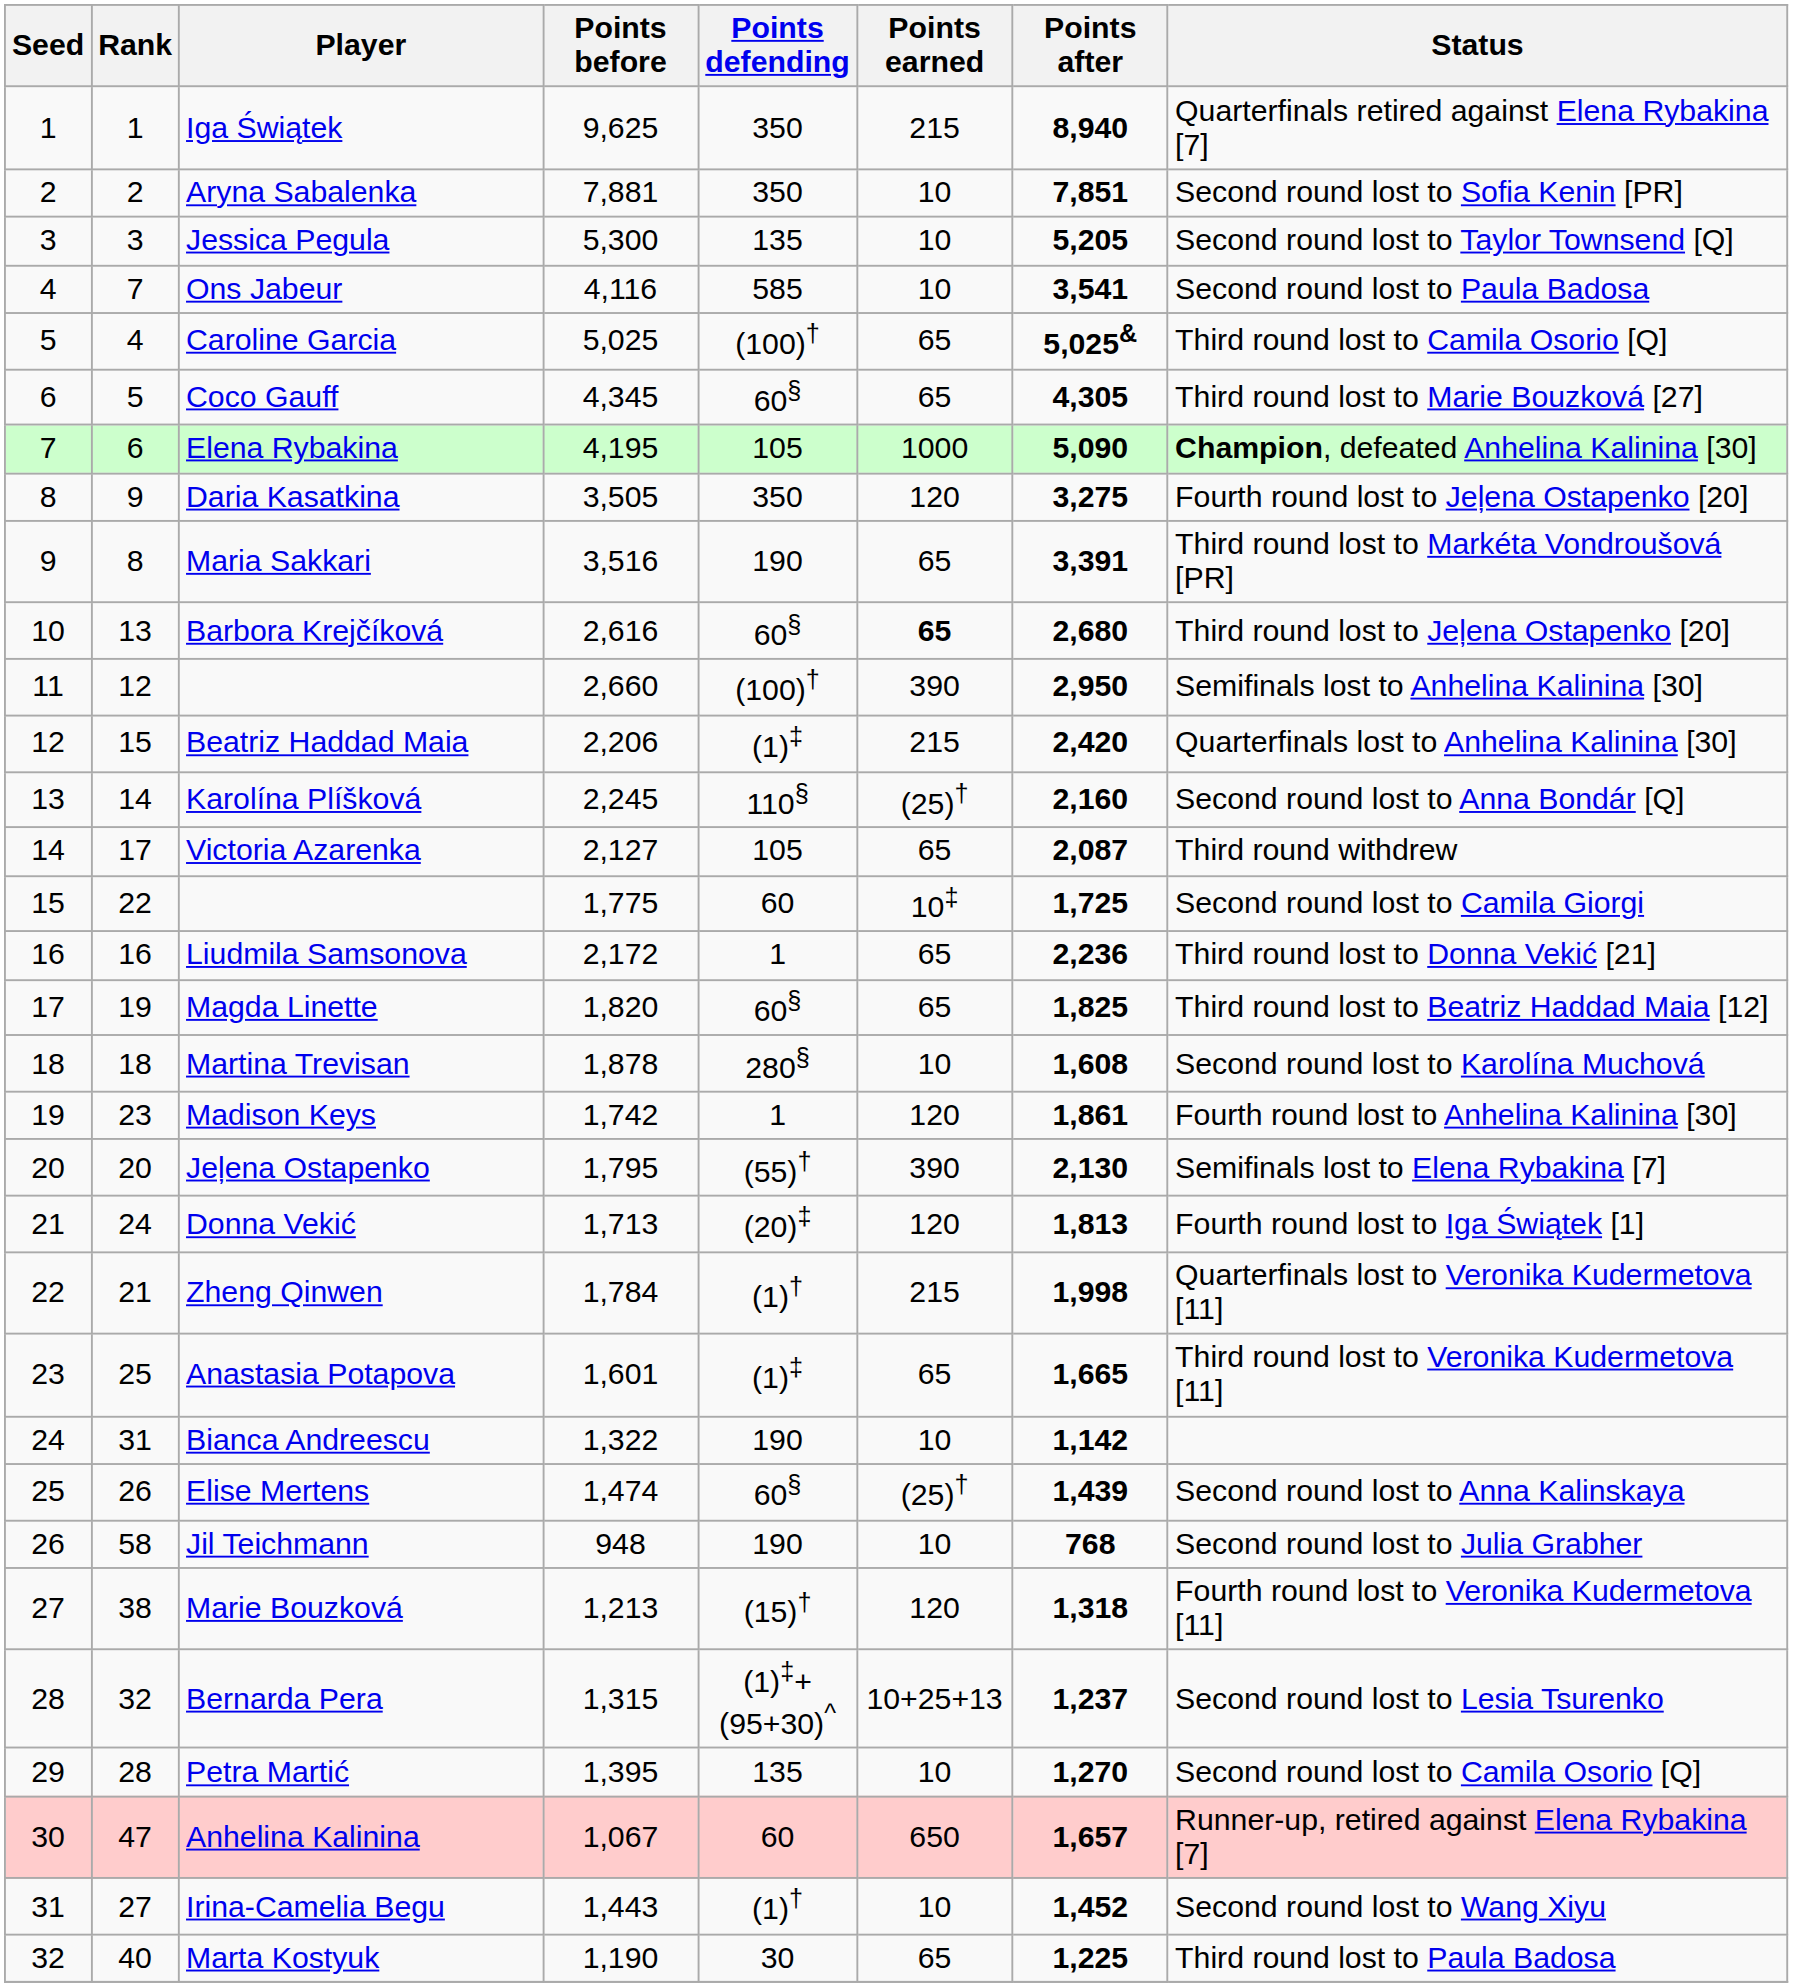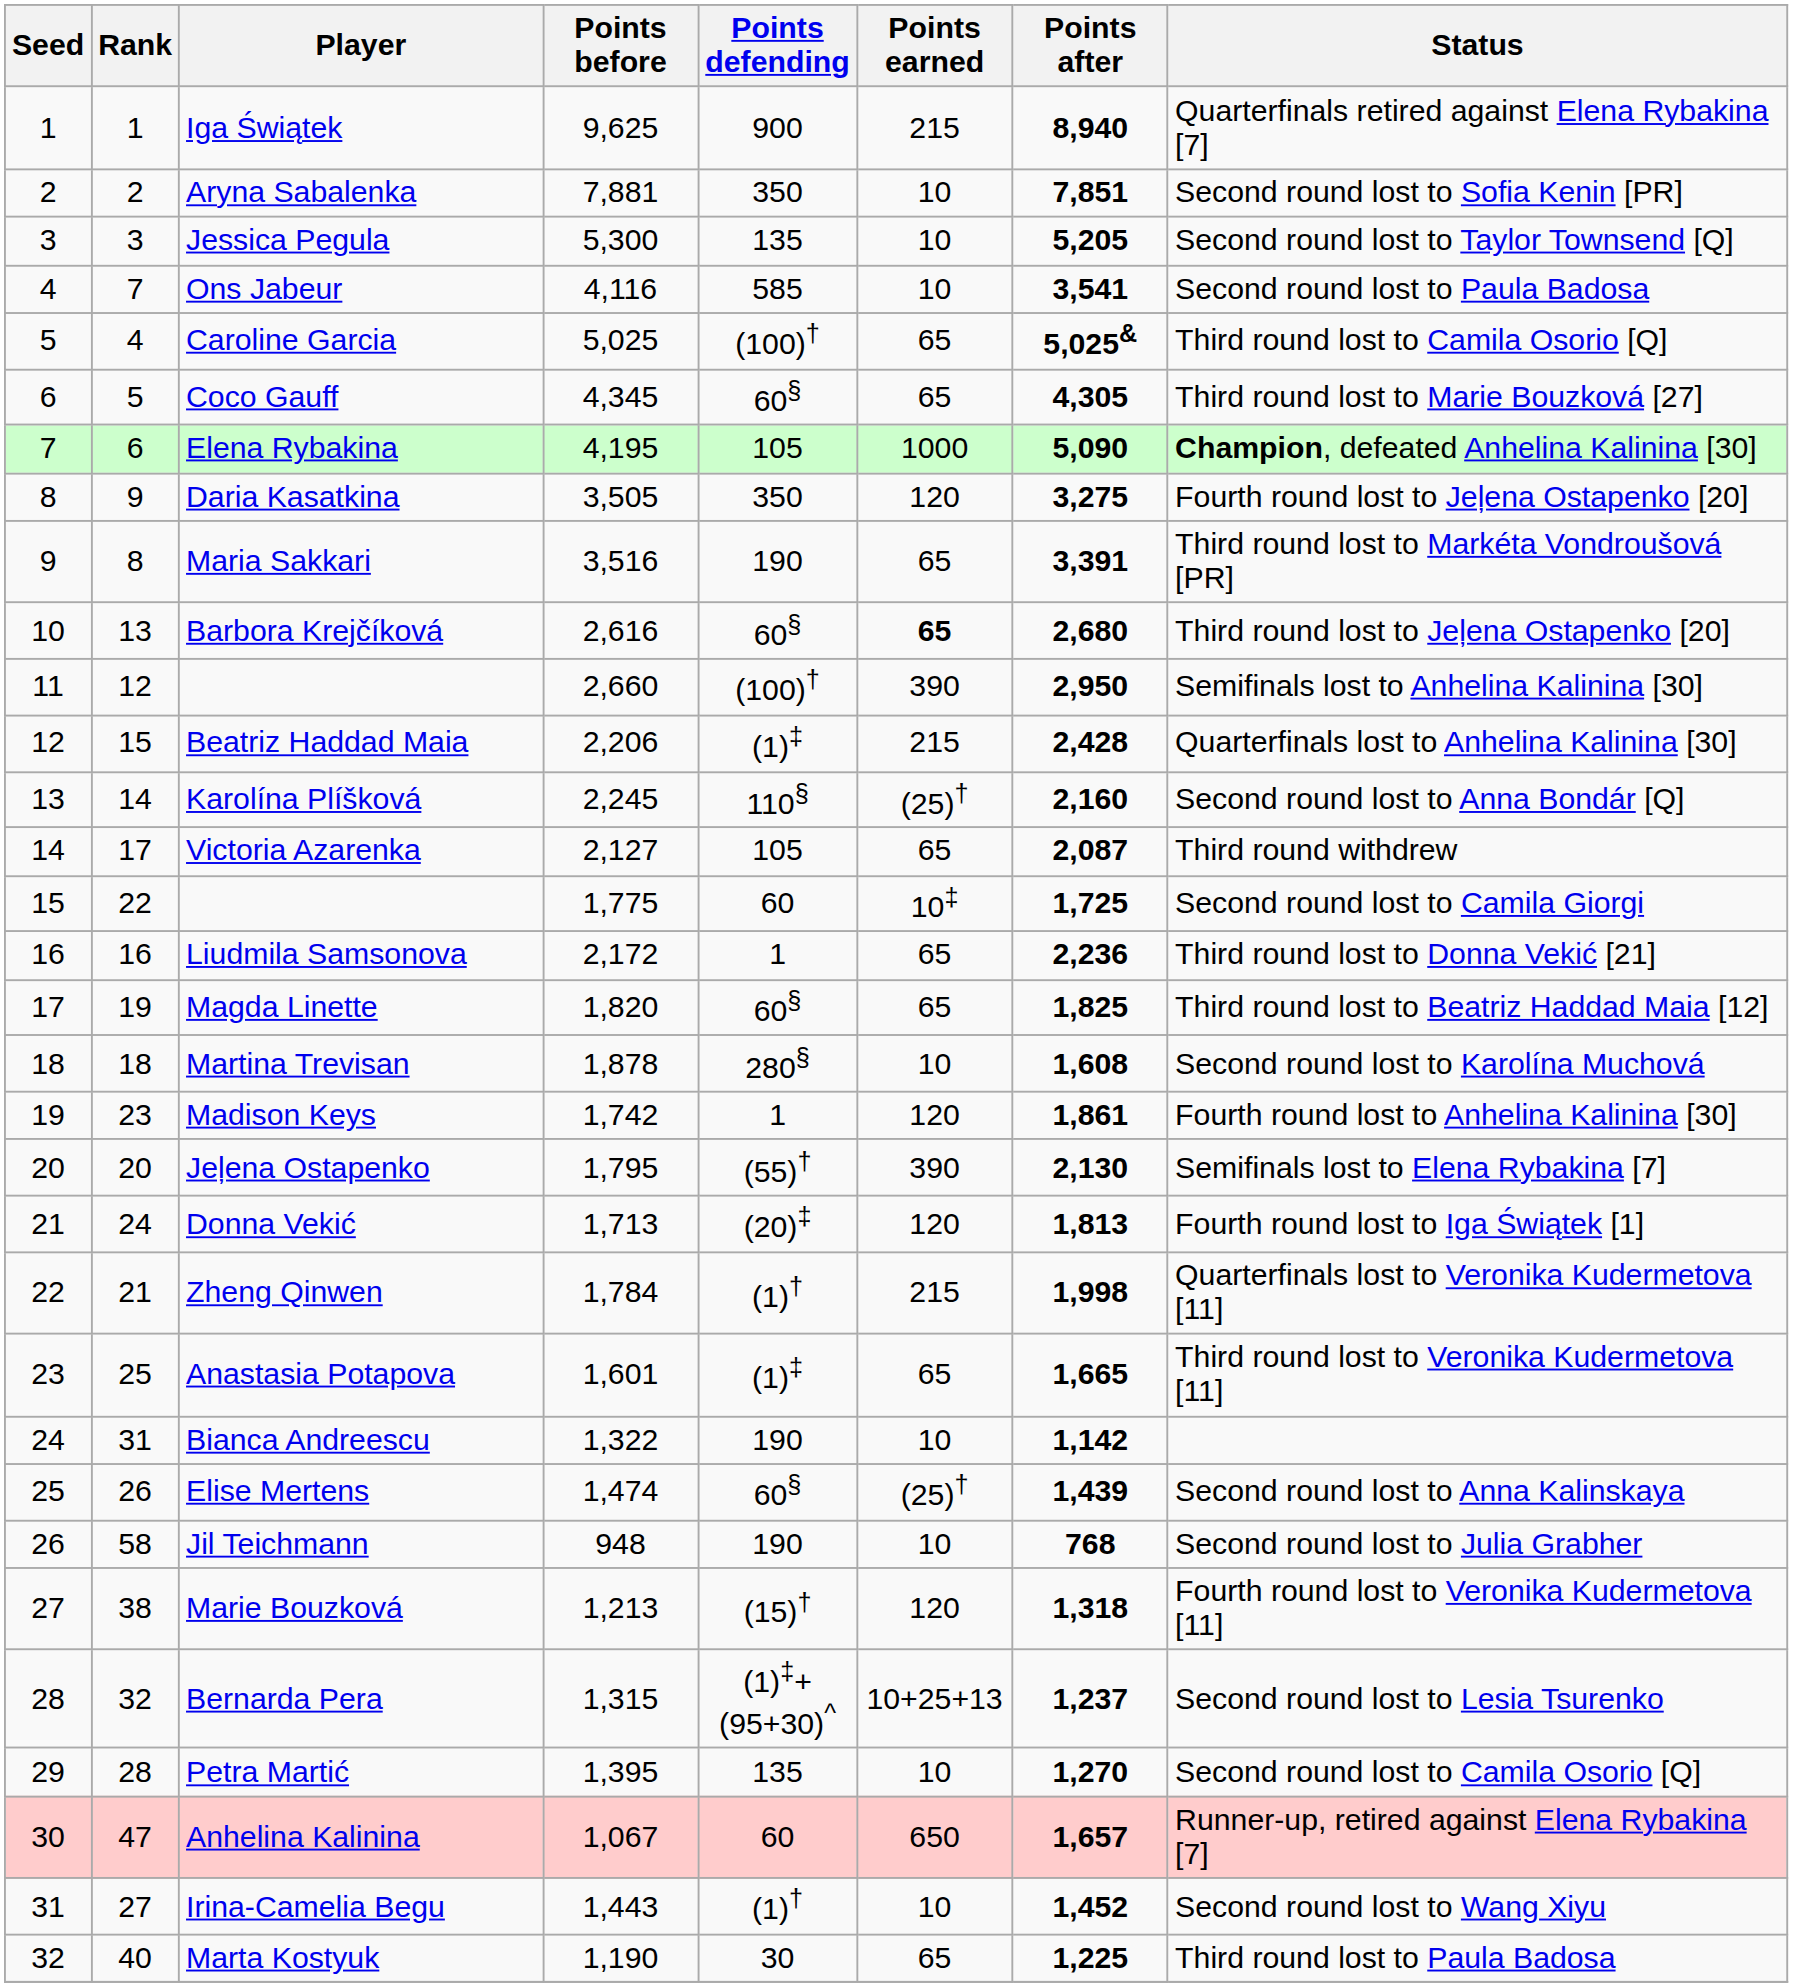(778, 127) 350 -> (778, 127) 900
(1090, 742) 2,420 -> (1090, 742) 2,428
